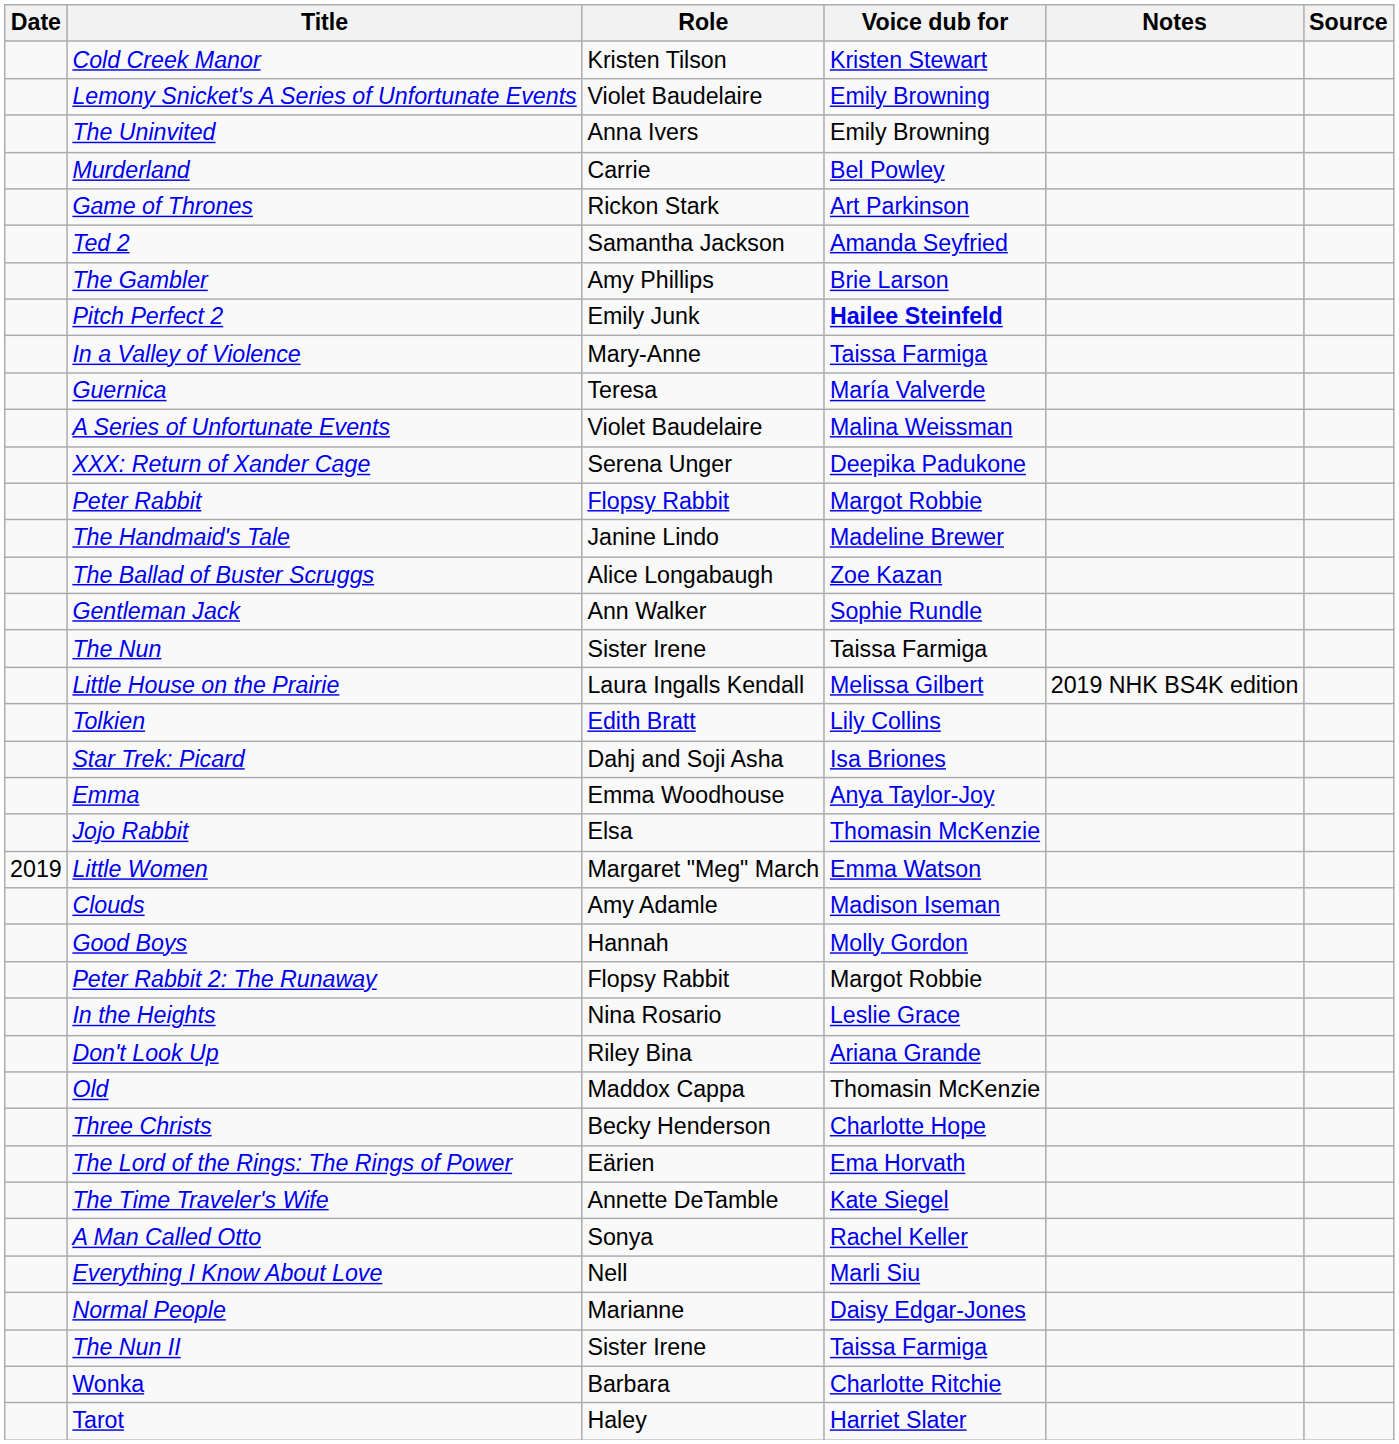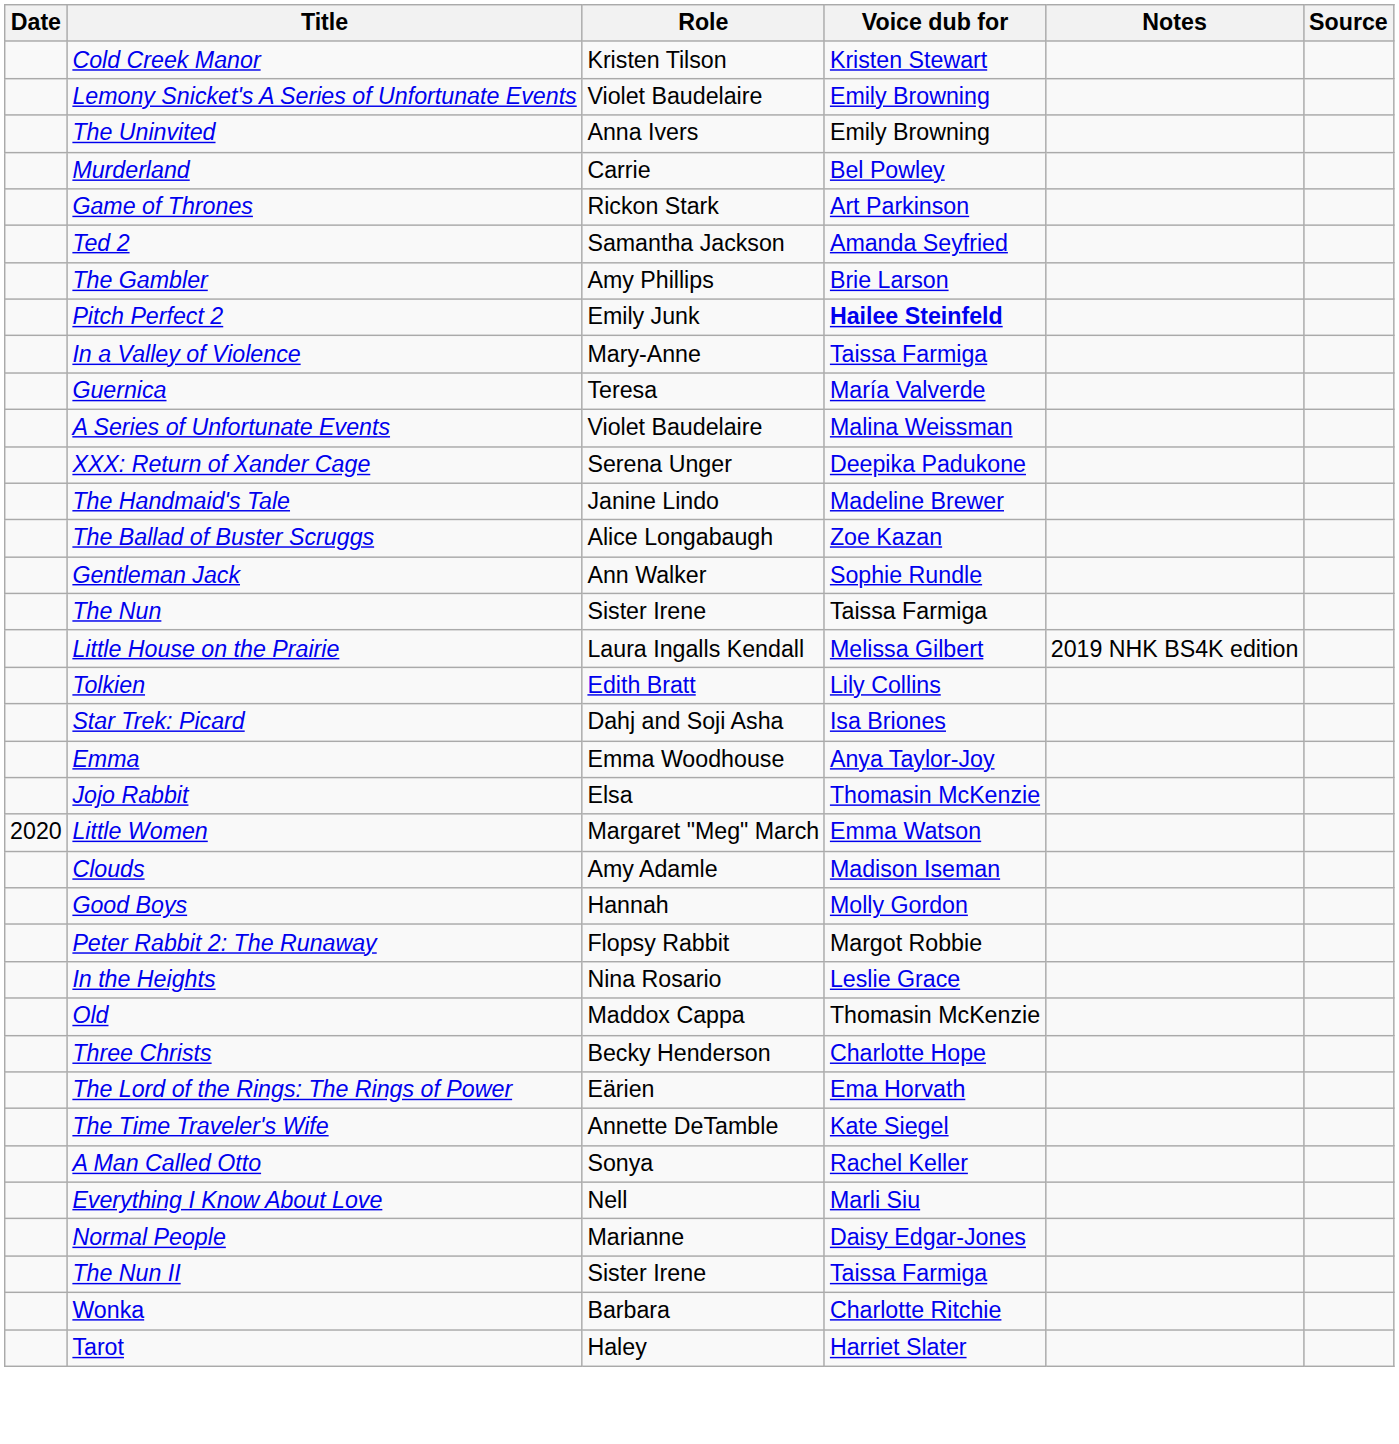- row: (137, 501)
(36, 869) 2019 -> (36, 832) 2020
- row: (146, 1053)
